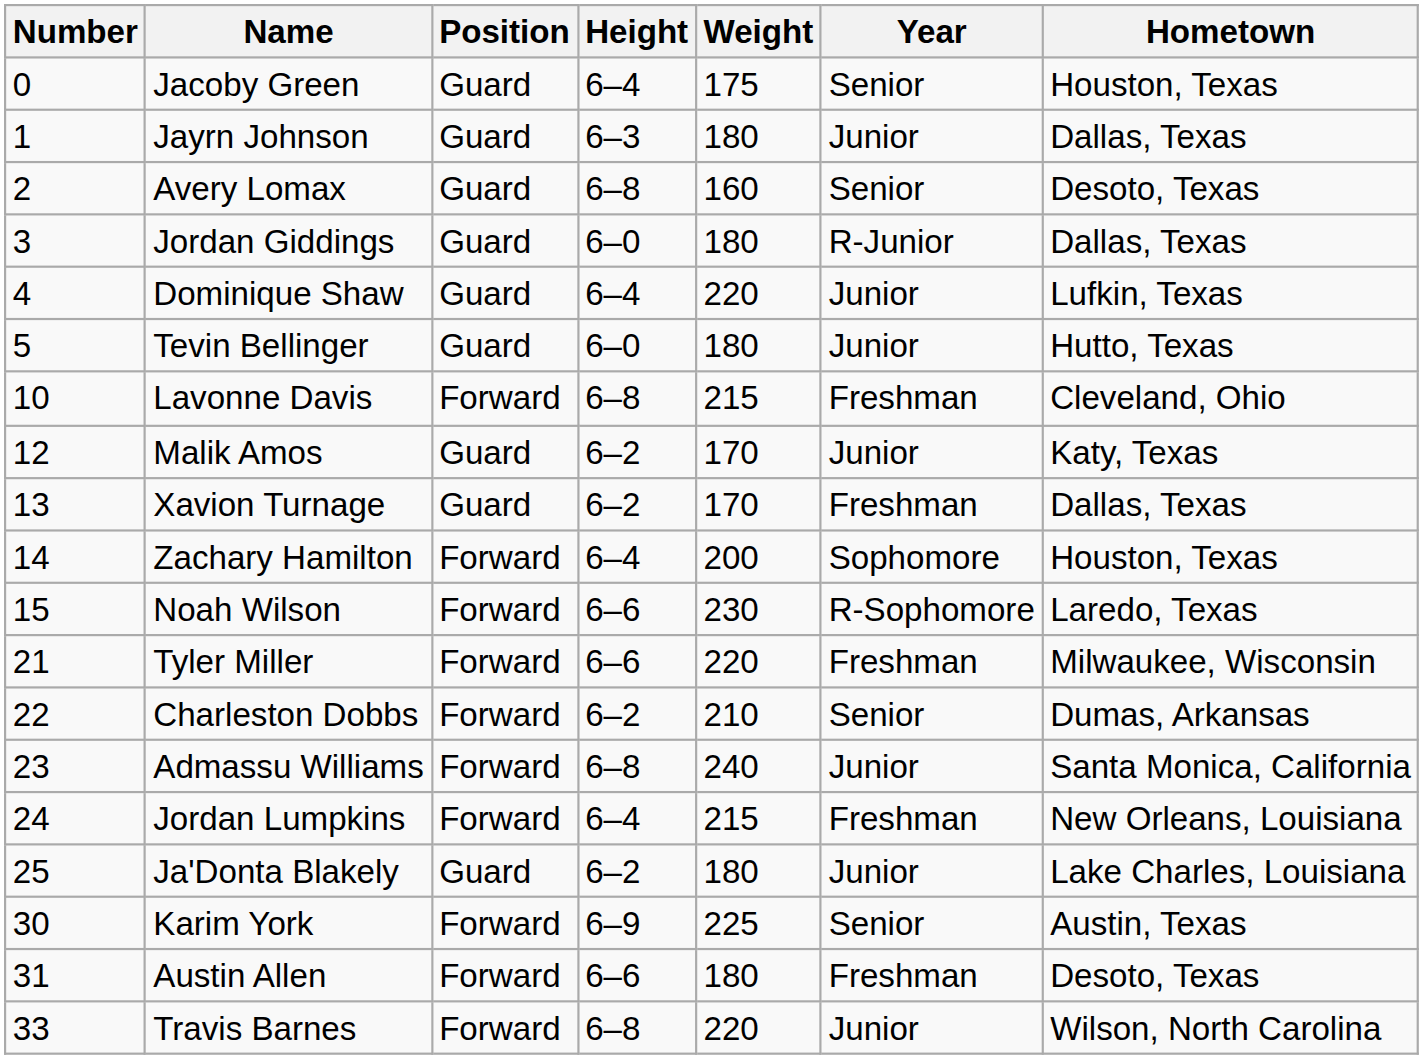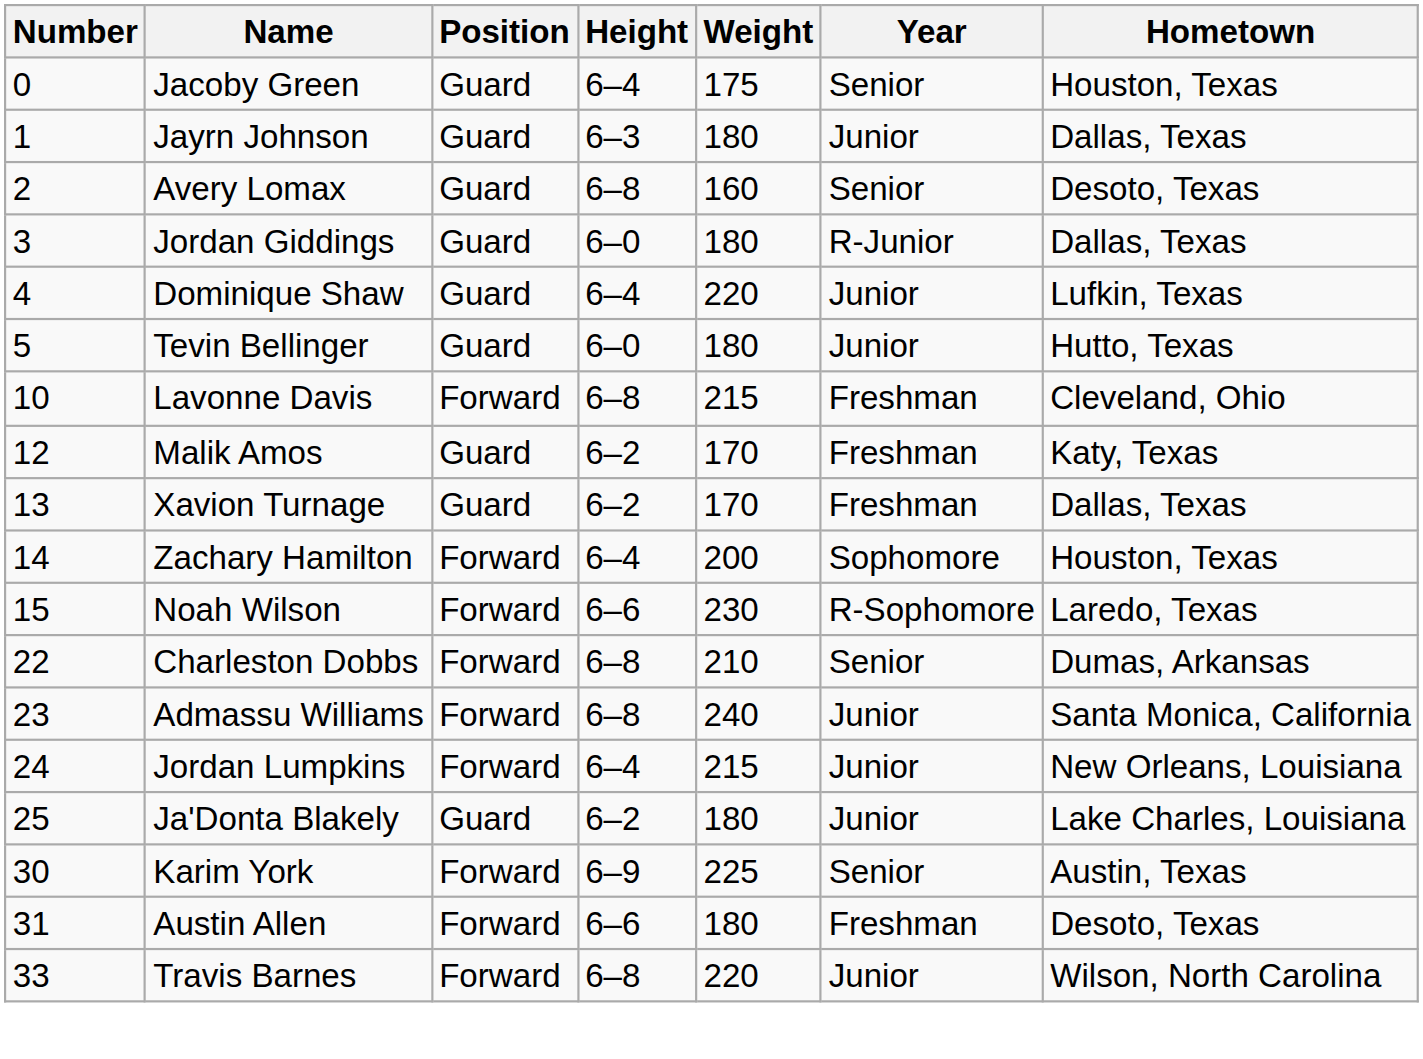(874, 451) Junior -> (903, 451) Freshman
- row: (233, 661)
(613, 713) 6–2 -> (613, 661) 6–8
(903, 818) Freshman -> (874, 766) Junior
